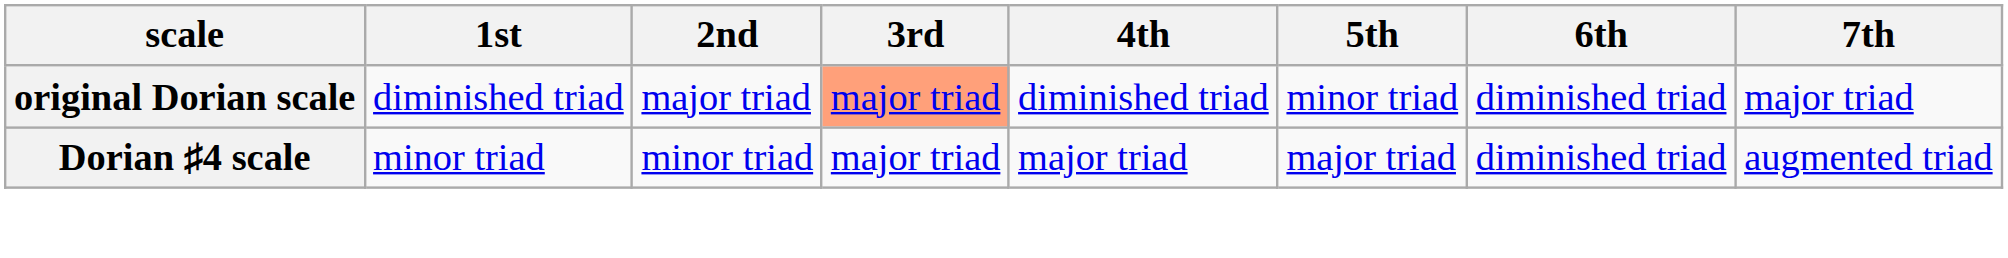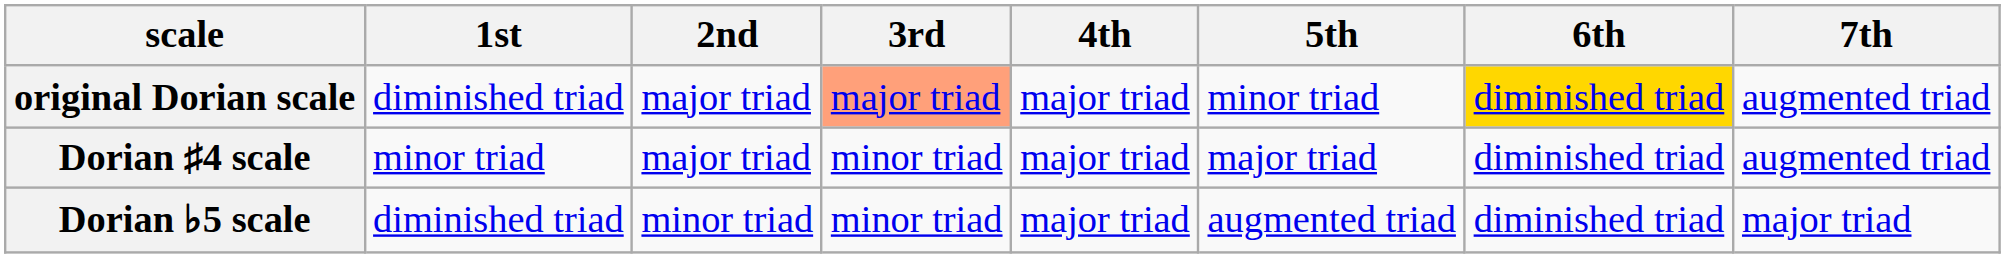(1143, 95) diminished triad -> (1105, 95) major triad
(1601, 95) no background -> (1599, 95) gold background
(1829, 95) major triad -> (1866, 95) augmented triad
(727, 156) minor triad -> (726, 156) major triad
(916, 156) major triad -> (917, 156) minor triad
+ row: (185, 220)
